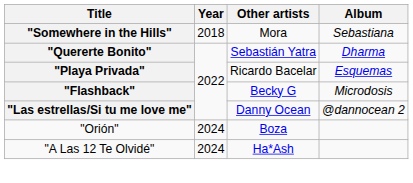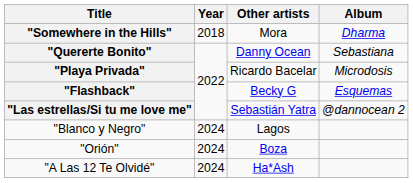(363, 33) Sebastiana -> (363, 33) Dharma
(273, 52) Sebastián Yatra -> (273, 52) Danny Ocean
(363, 52) Dharma -> (363, 52) Sebastiana
(363, 71) Esquemas -> (363, 71) Microdosis
(363, 91) Microdosis -> (363, 91) Esquemas
(273, 110) Danny Ocean -> (273, 110) Sebastián Yatra
+ row: (99, 129)
